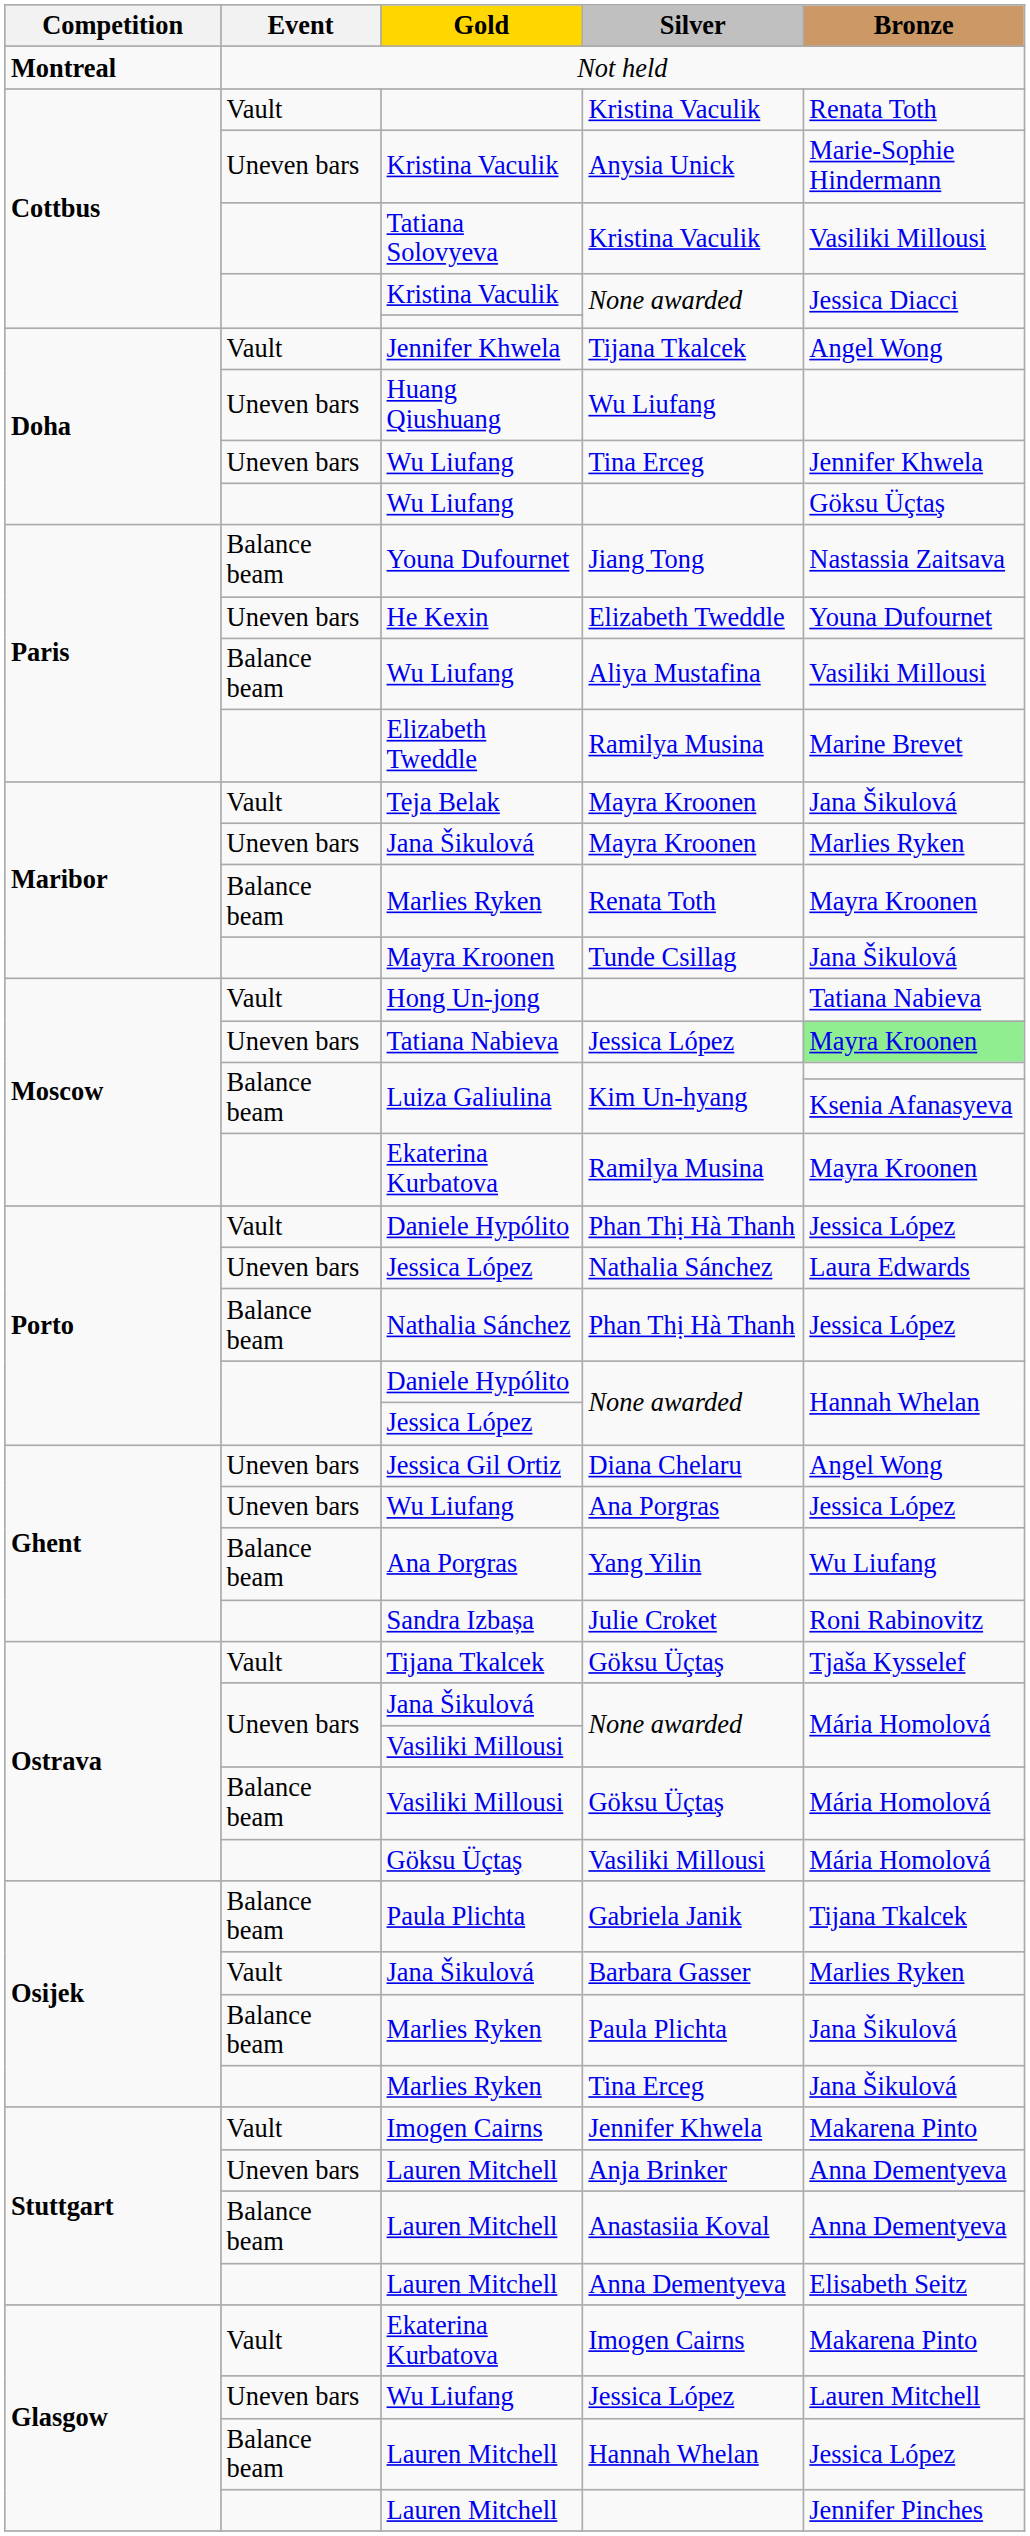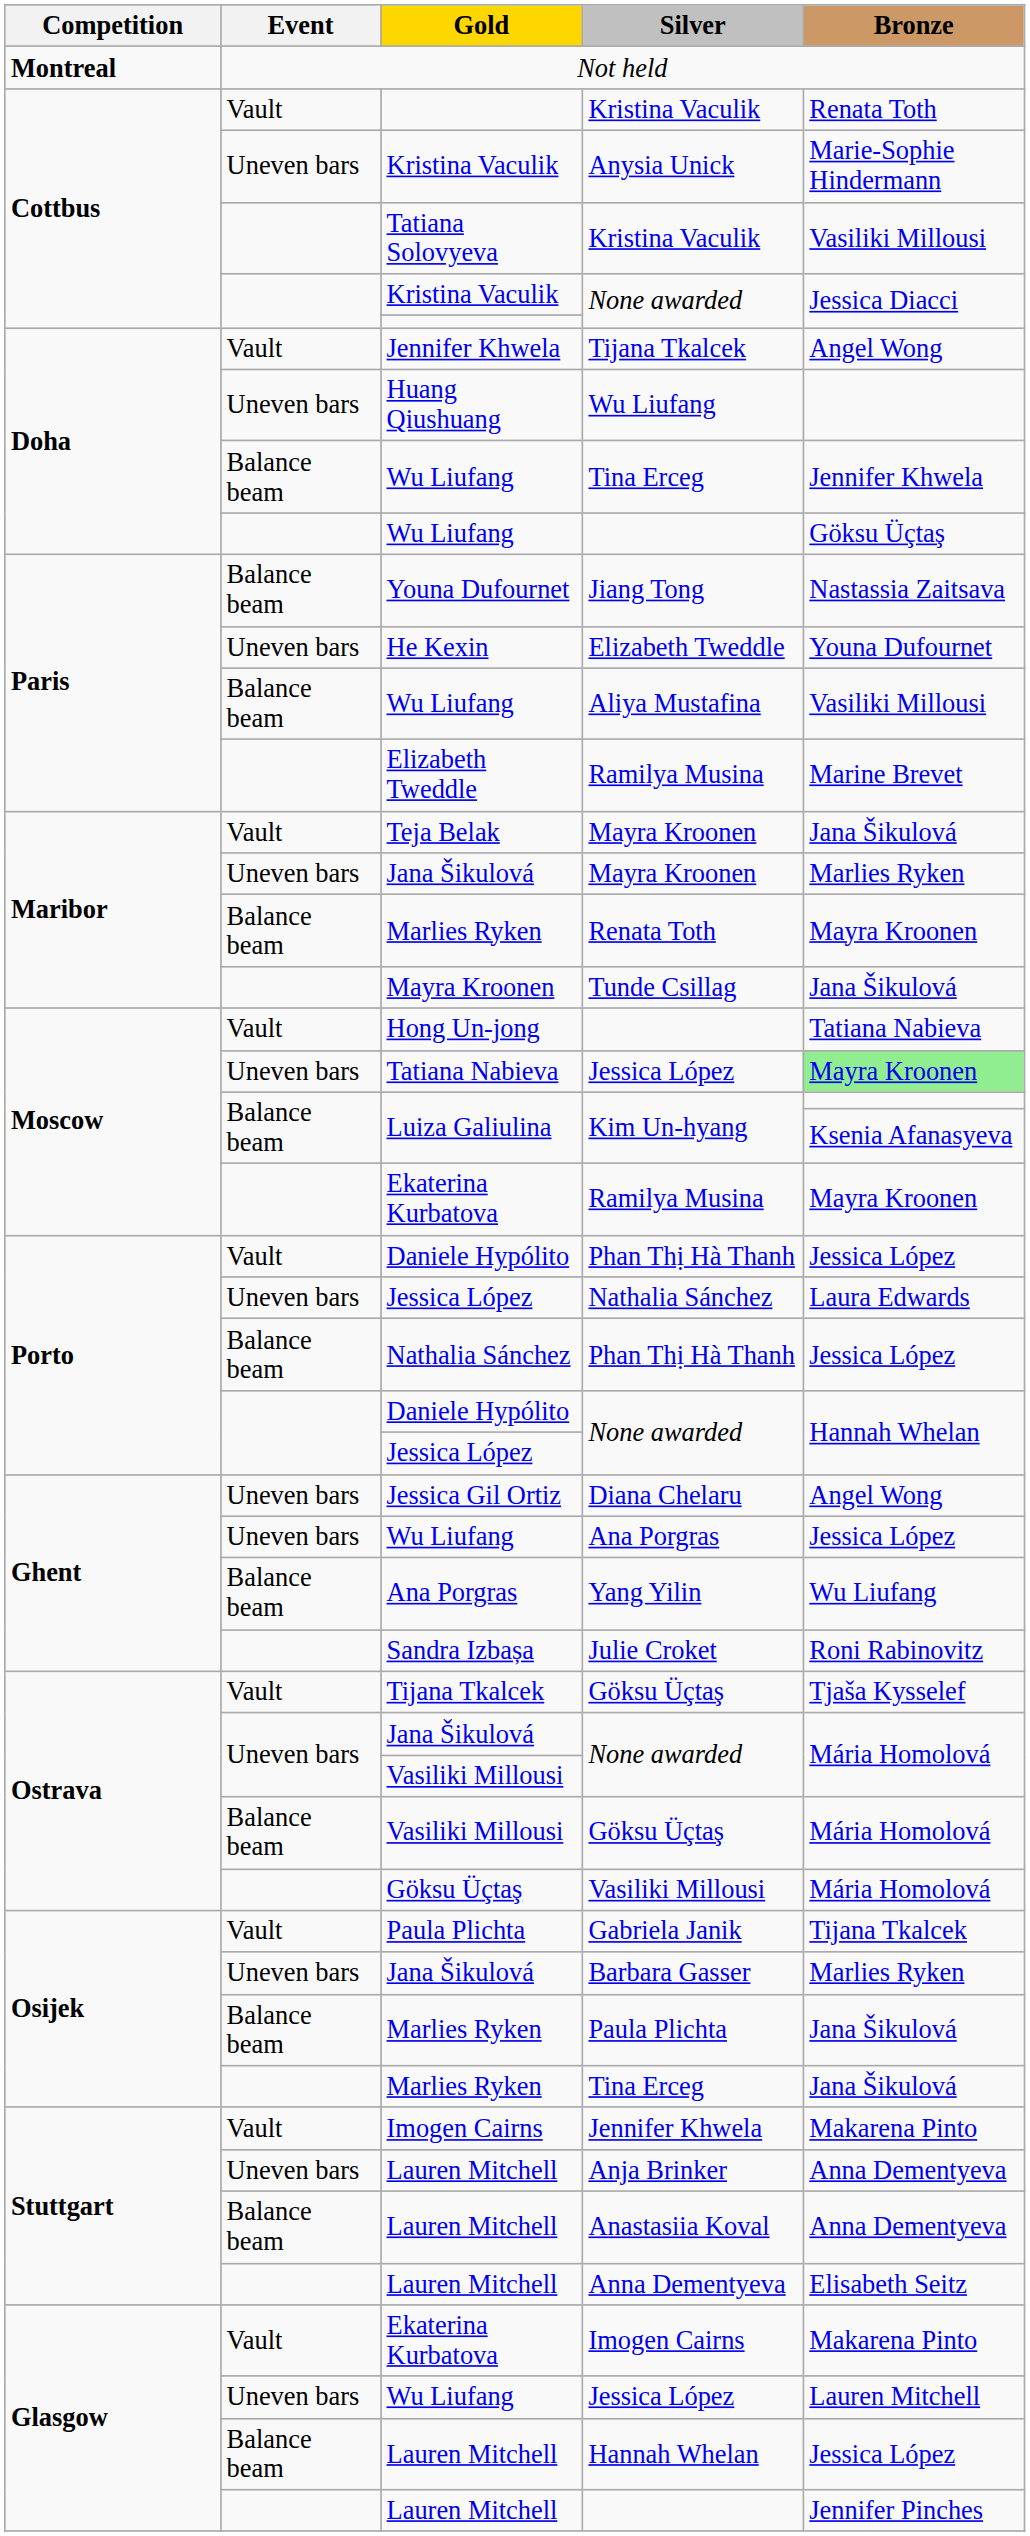(293, 461) Uneven bars -> (269, 476) Balance beam
(269, 1916) Balance beam -> (254, 1930) Vault
(254, 1972) Vault -> (293, 1972) Uneven bars
